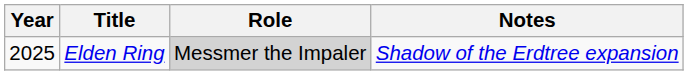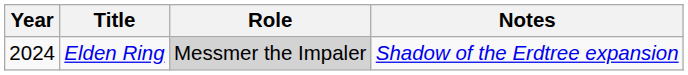(32, 53) 2025 -> (32, 53) 2024
